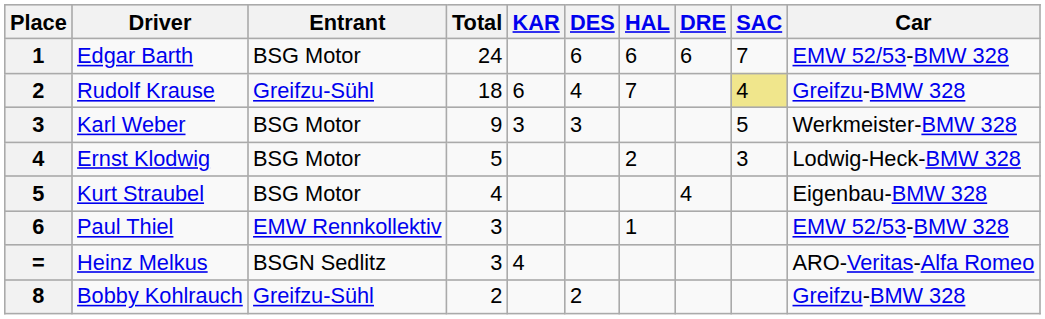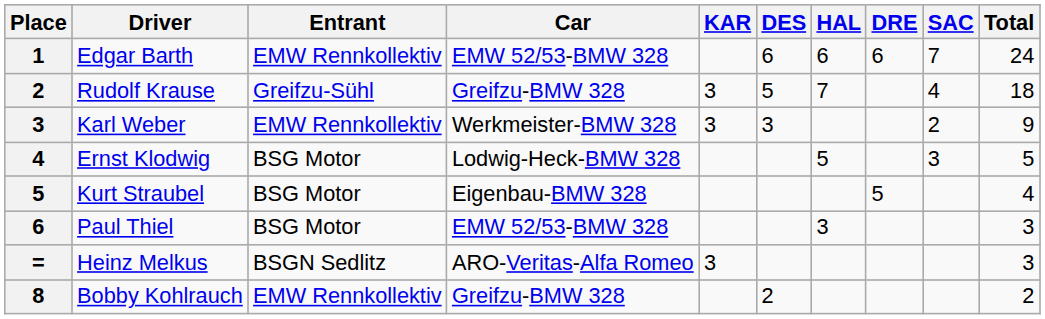columns swapped: (913, 22) <-> (477, 22)
(307, 56) BSG Motor -> (347, 56) EMW Rennkollektiv
(519, 90) 6 -> (710, 90) 3
(576, 90) 4 -> (767, 90) 5
(742, 90) khaki background -> (934, 90) no background
(307, 124) BSG Motor -> (347, 124) EMW Rennkollektiv
(742, 124) 5 -> (934, 124) 2
(631, 159) 2 -> (822, 159) 5
(686, 193) 4 -> (878, 193) 5
(347, 227) EMW Rennkollektiv -> (307, 227) BSG Motor
(631, 227) 1 -> (822, 227) 3
(519, 262) 4 -> (710, 262) 3
(314, 296) Greifzu-Sühl -> (347, 296) EMW Rennkollektiv
